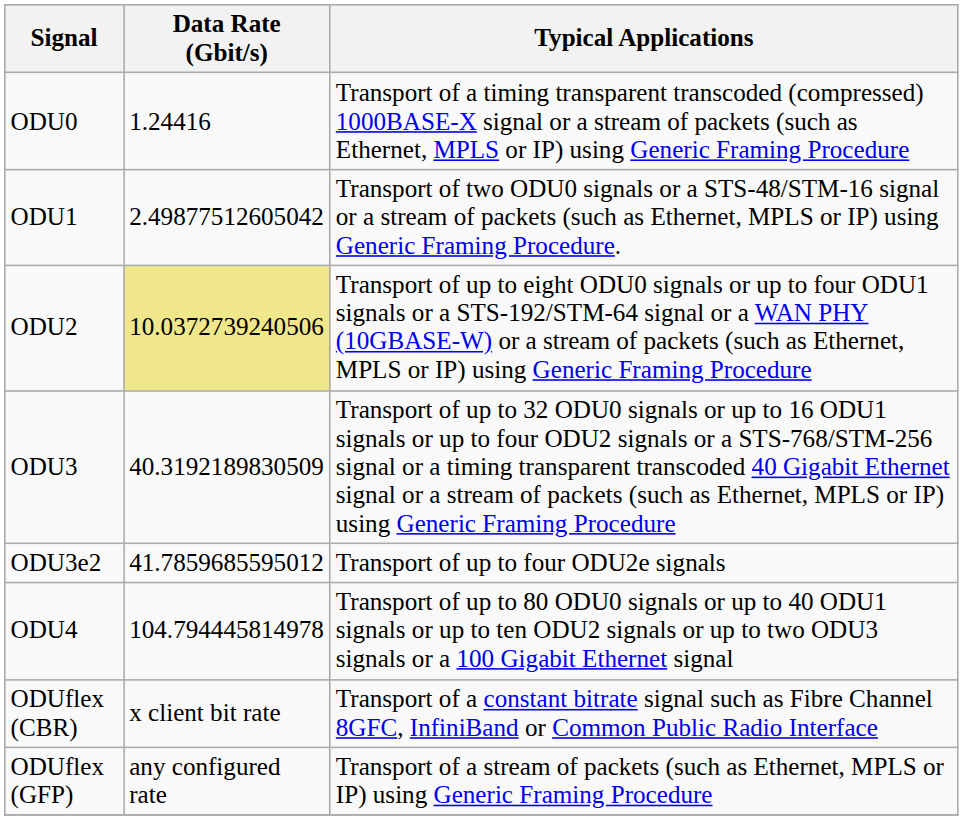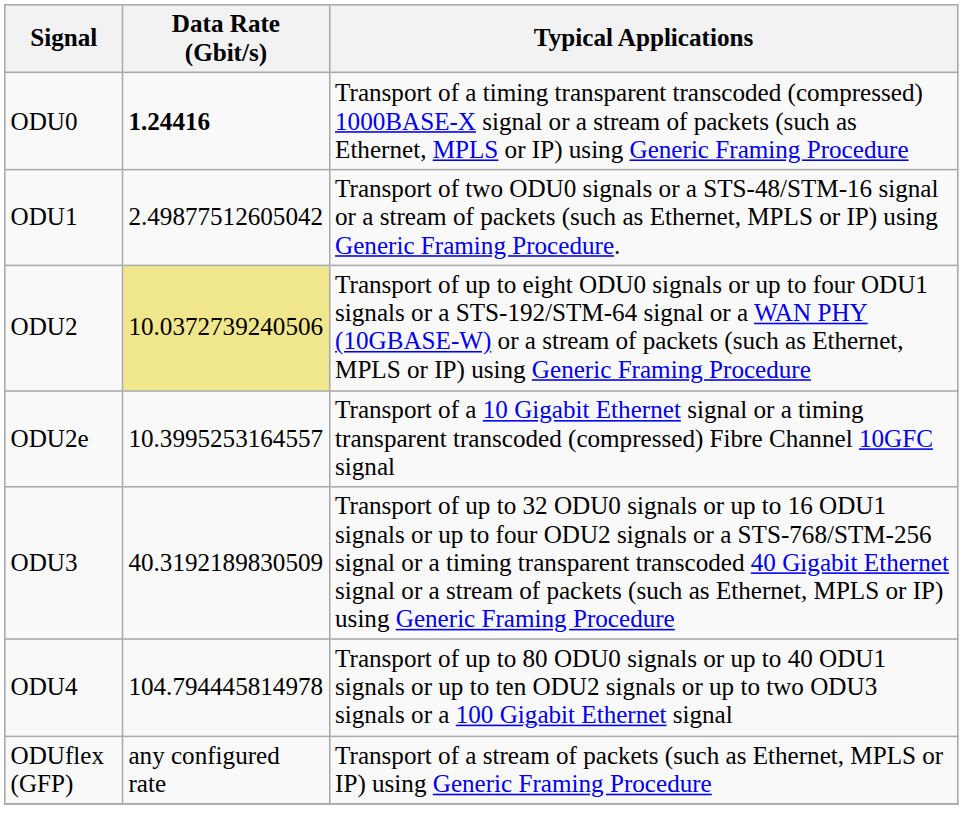(170, 120) normal -> (169, 120) bold
+ row: (50, 438)
- row: (56, 562)
- row: (57, 713)
